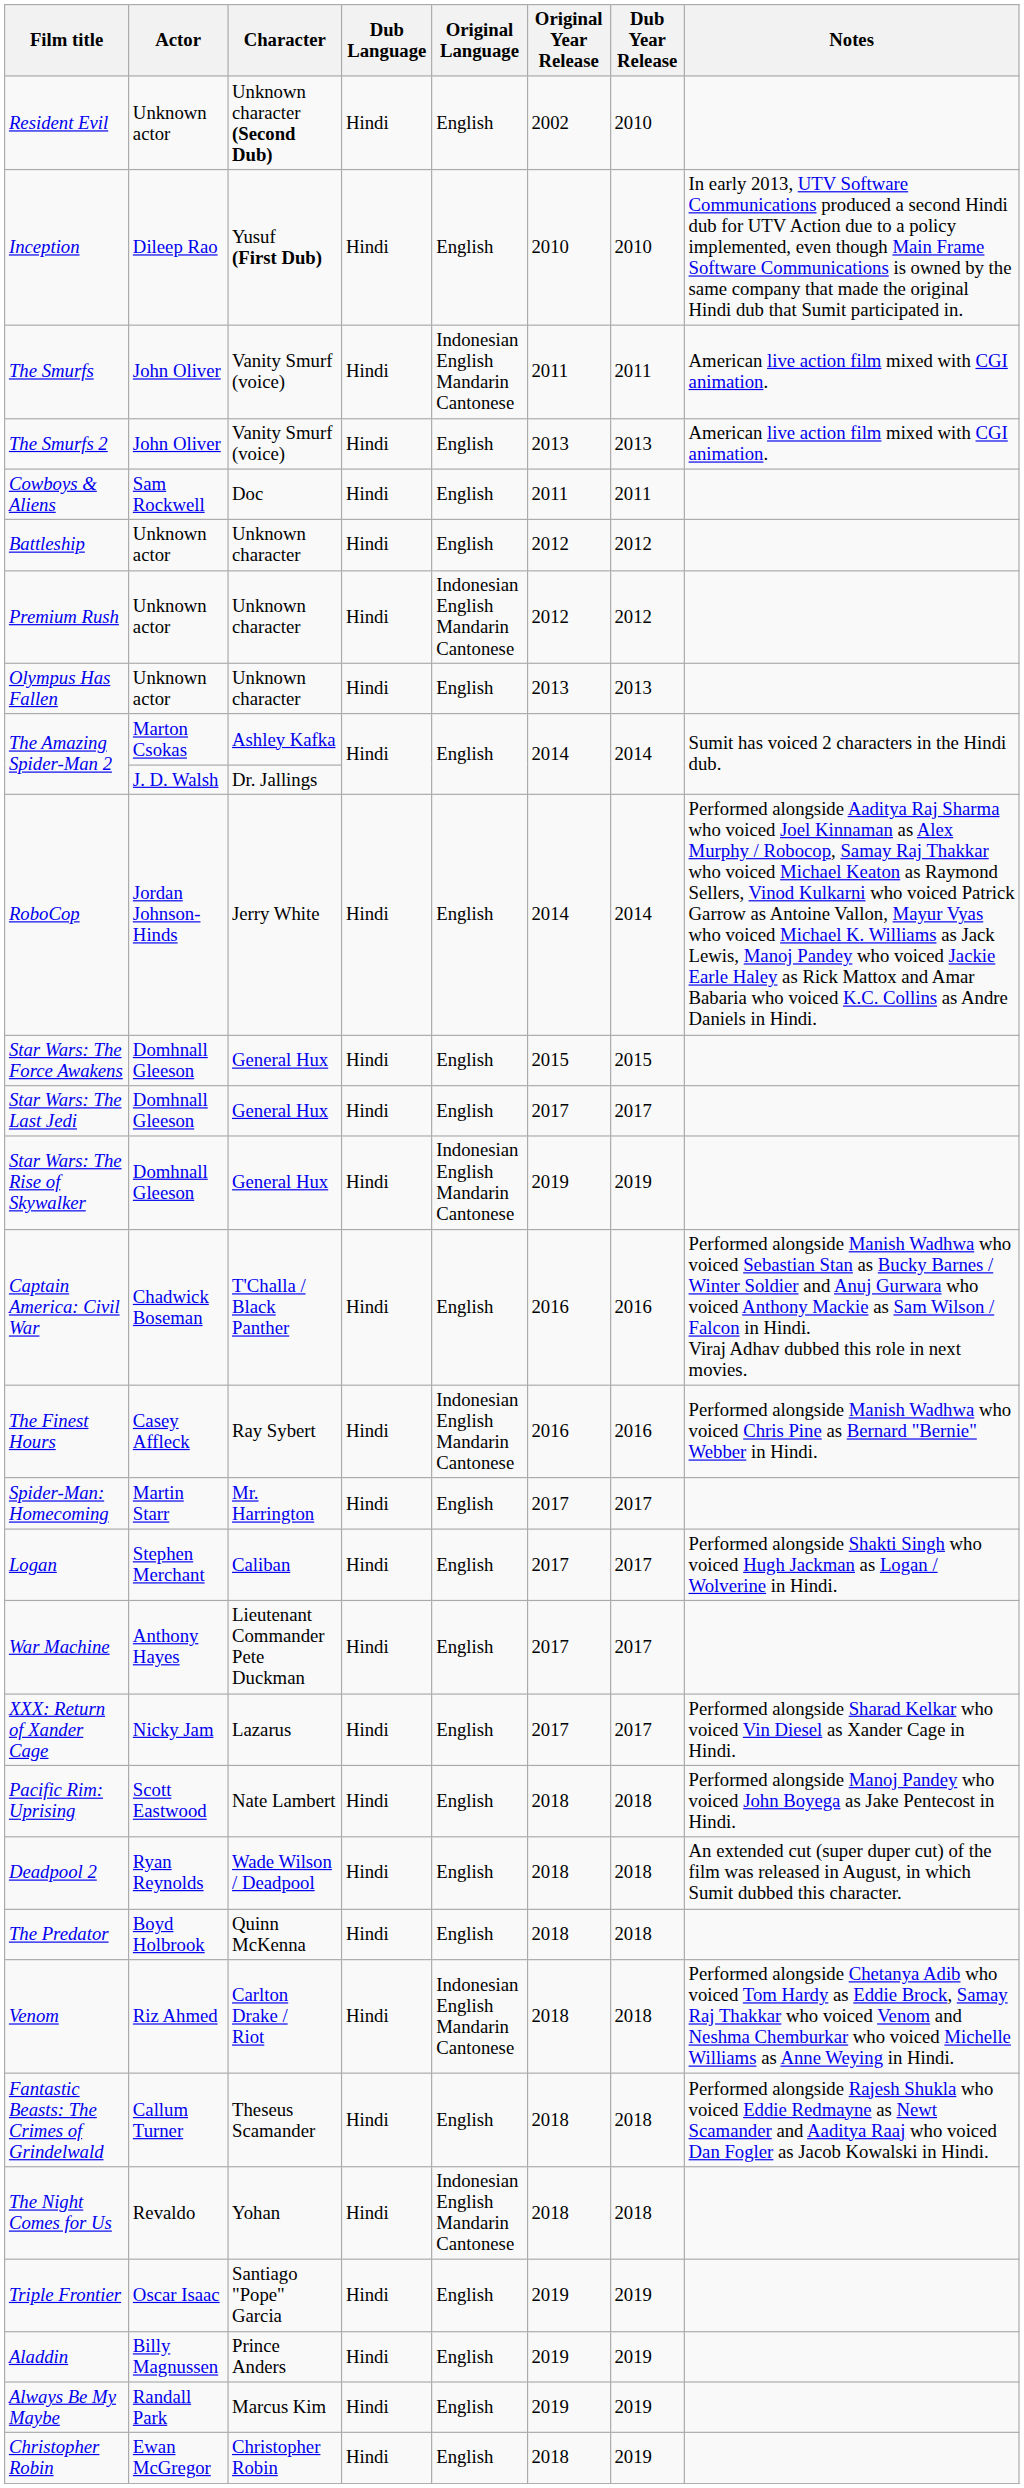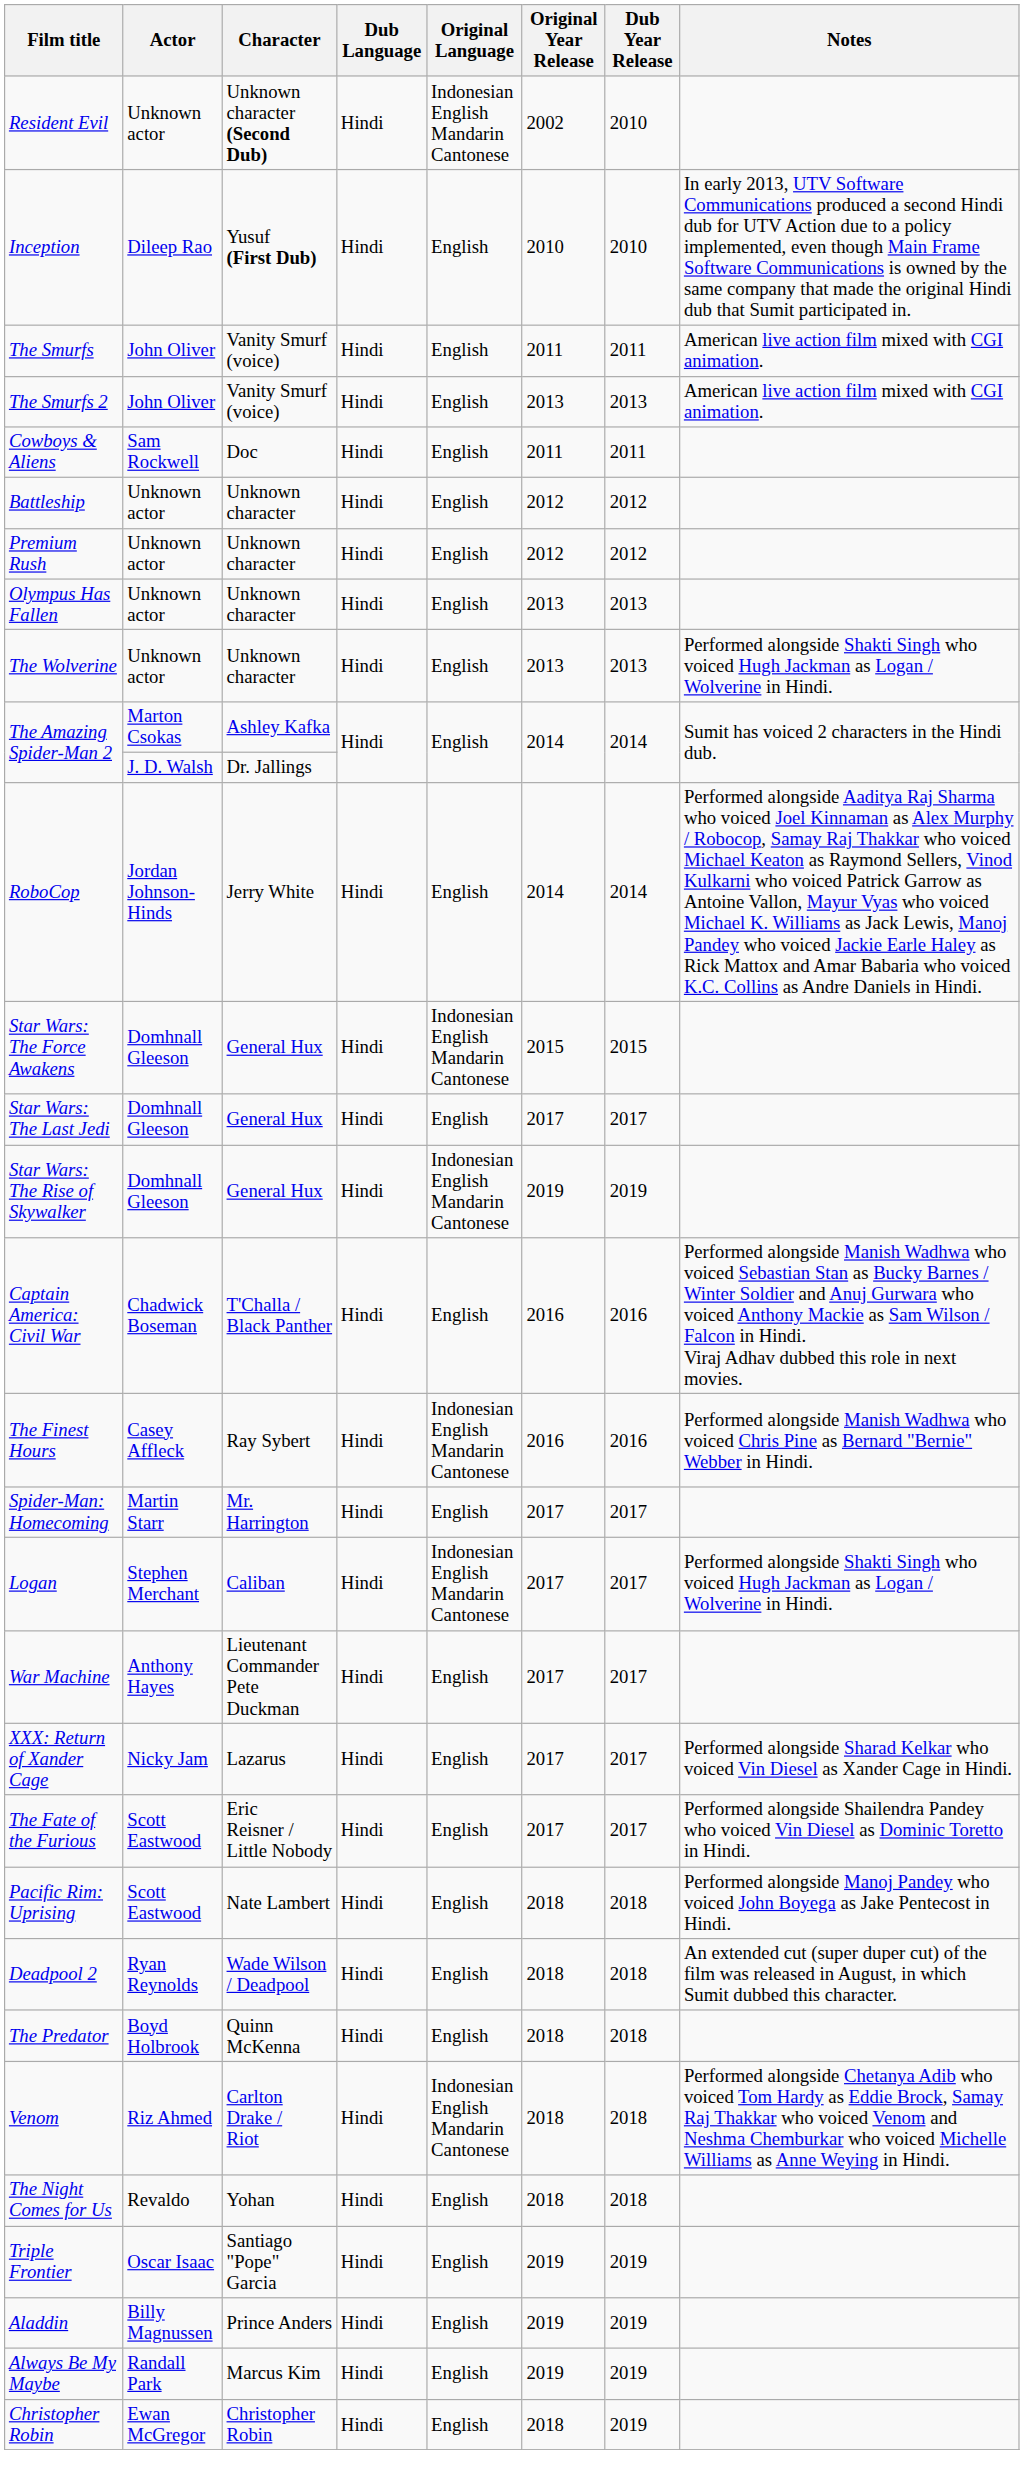(465, 122) English -> (472, 122) Indonesian English Mandarin Cantonese
(477, 371) Indonesian English Mandarin Cantonese -> (460, 350) English
(477, 616) Indonesian English Mandarin Cantonese -> (460, 553) English
+ row: (63, 665)
(465, 1060) English -> (472, 1047) Indonesian English Mandarin Cantonese
(465, 1564) English -> (472, 1583) Indonesian English Mandarin Cantonese
+ row: (52, 1830)
- row: (56, 2119)
(477, 2212) Indonesian English Mandarin Cantonese -> (460, 2200) English
